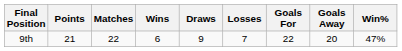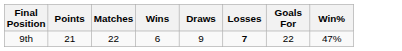- column: (332, 18)
(245, 39) normal -> (245, 39) bold
